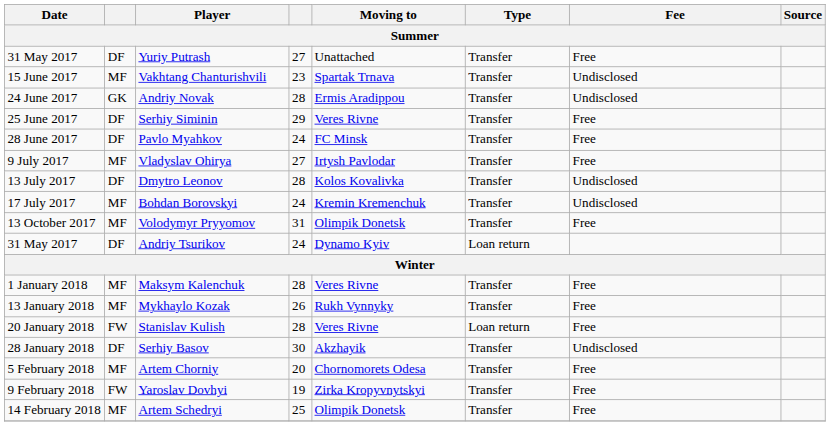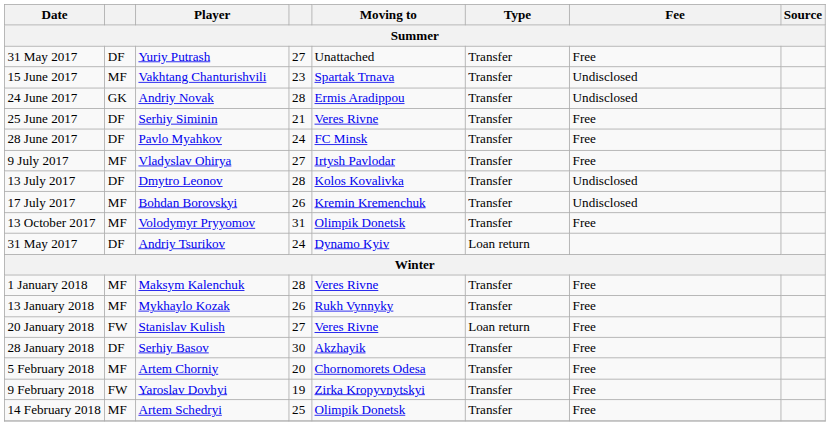(299, 118) 29 -> (299, 118) 21
(299, 202) 24 -> (299, 202) 26
(299, 327) 28 -> (299, 327) 27
(605, 347) Undisclosed -> (584, 347) Free
